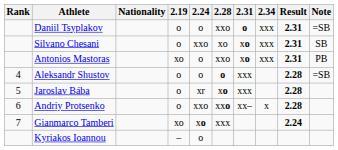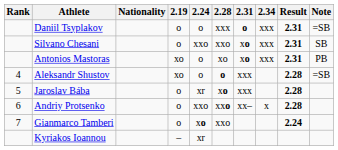(223, 28) xxo -> (223, 28) xxx
(223, 43) xo -> (223, 43) xxo
(223, 59) xxo -> (223, 59) xo
(179, 75) o -> (179, 75) xo
(179, 122) xo -> (179, 122) o
(223, 122) xxx -> (223, 122) xxo
(201, 138) o -> (201, 138) xr
